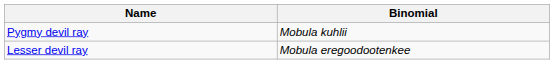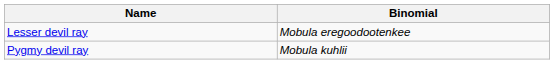rows swapped: (47, 50) <-> (48, 31)
